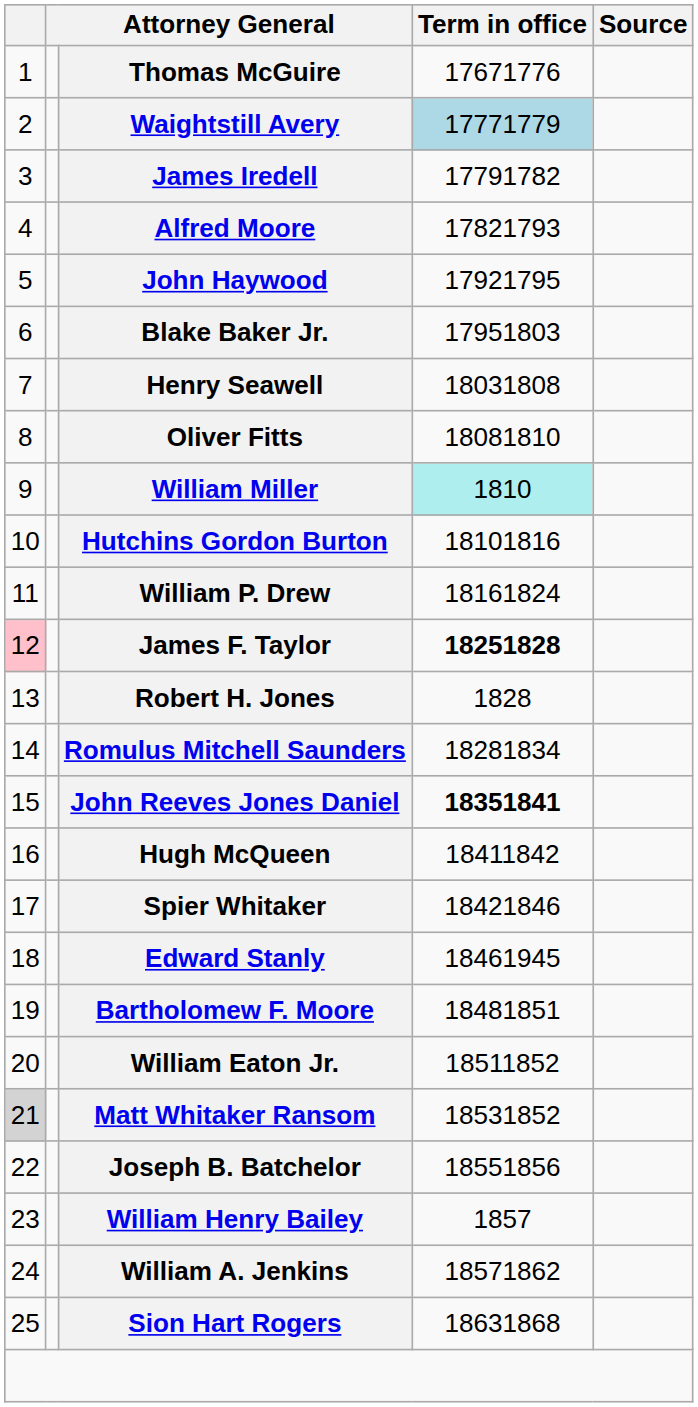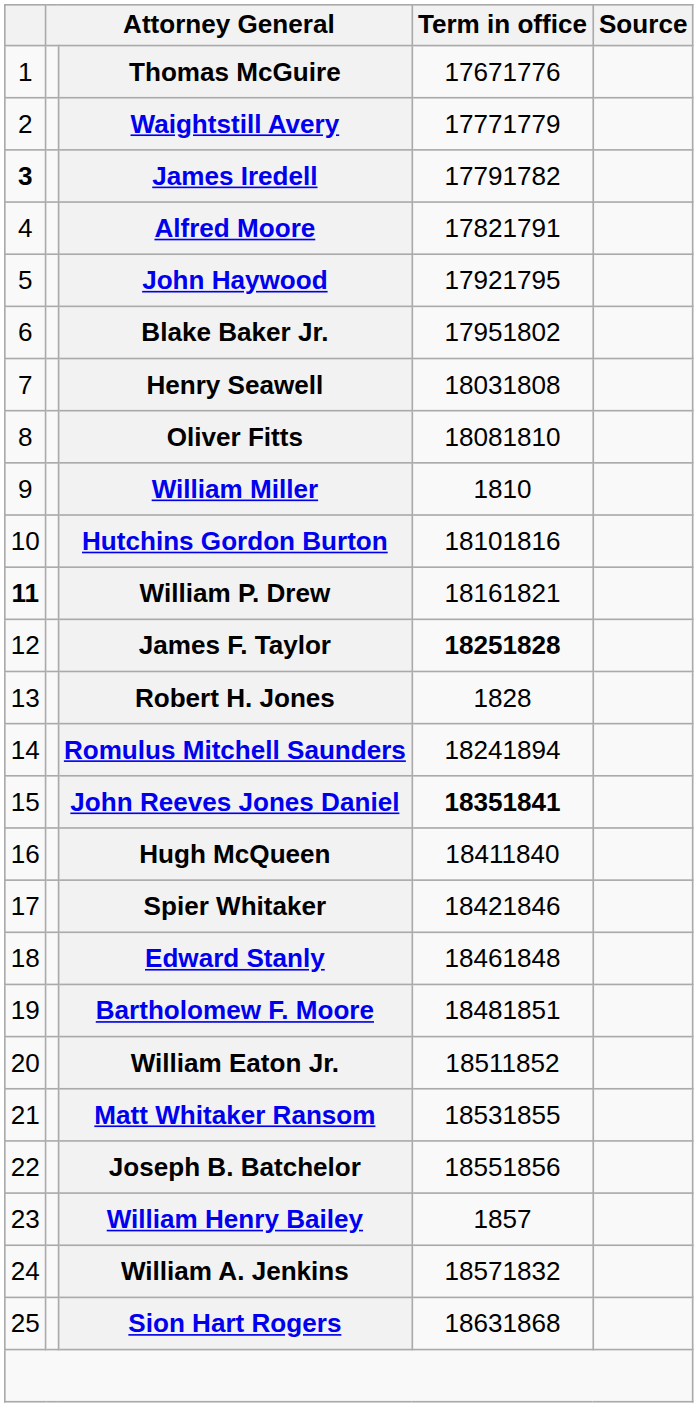(502, 124) lightblue background -> (502, 124) no background
(25, 176) normal -> (25, 176) bold
(502, 228) 17821793 -> (502, 228) 17821791
(502, 332) 17951803 -> (502, 332) 17951802
(502, 489) paleturquoise background -> (502, 489) no background
(25, 593) normal -> (25, 593) bold
(502, 593) 18161824 -> (502, 593) 18161821
(25, 645) pink background -> (25, 645) no background
(502, 750) 18281834 -> (502, 750) 18241894
(502, 854) 18411842 -> (502, 854) 18411840
(502, 958) 18461945 -> (502, 958) 18461848
(25, 1115) lightgrey background -> (25, 1115) no background
(502, 1115) 18531852 -> (502, 1115) 18531855
(502, 1271) 18571862 -> (502, 1271) 18571832
